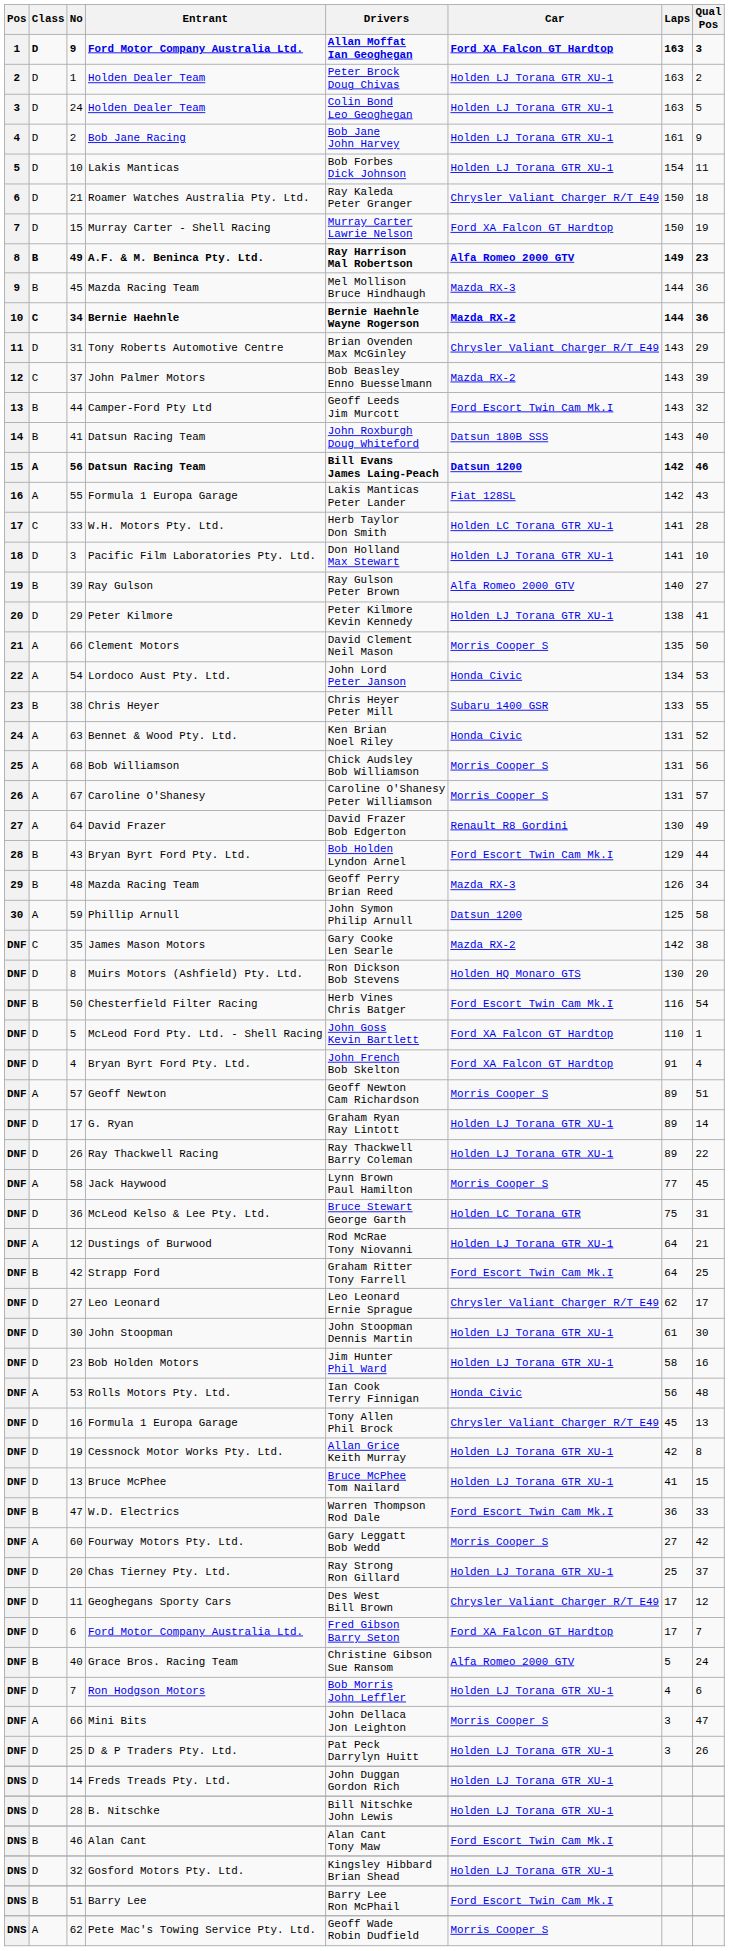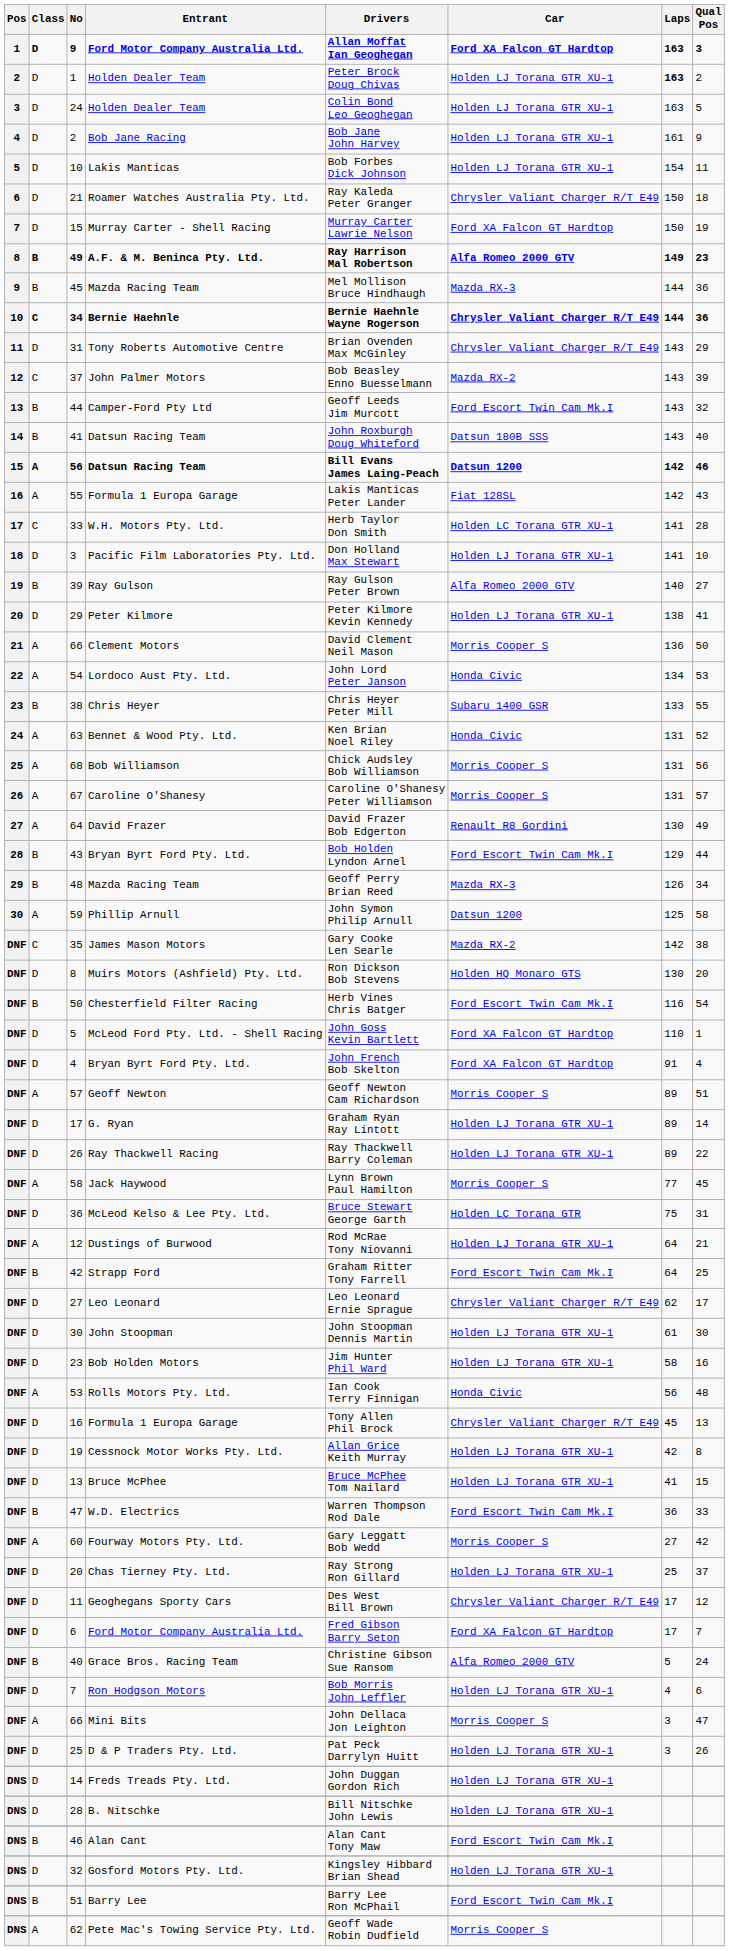(674, 79) normal -> (674, 79) bold
(483, 318) Mazda RX-2 -> (555, 318) Chrysler Valiant Charger R/T E49
(674, 647) 135 -> (674, 647) 136
